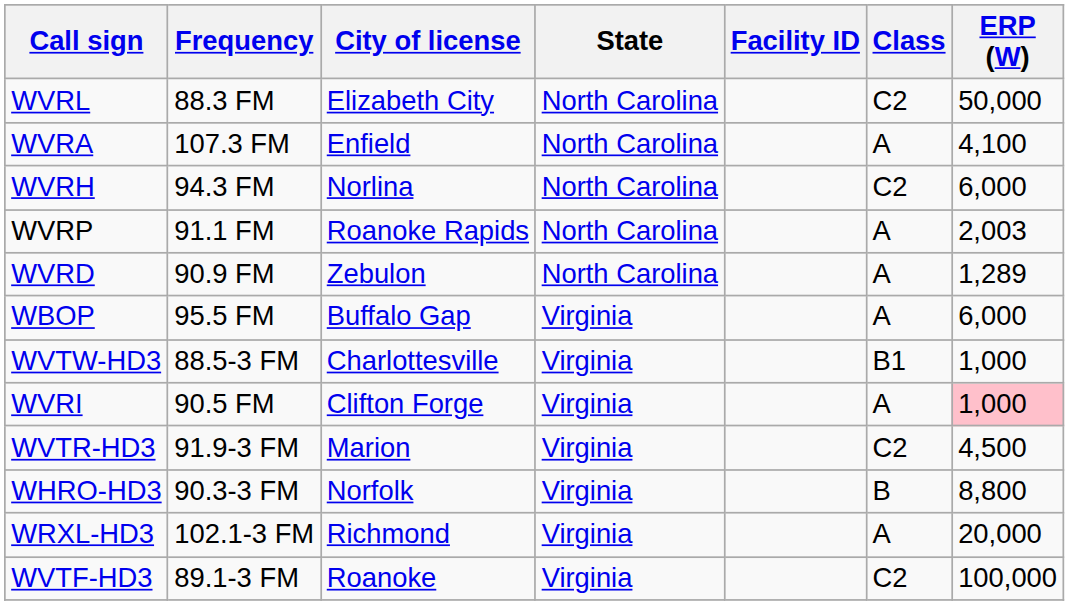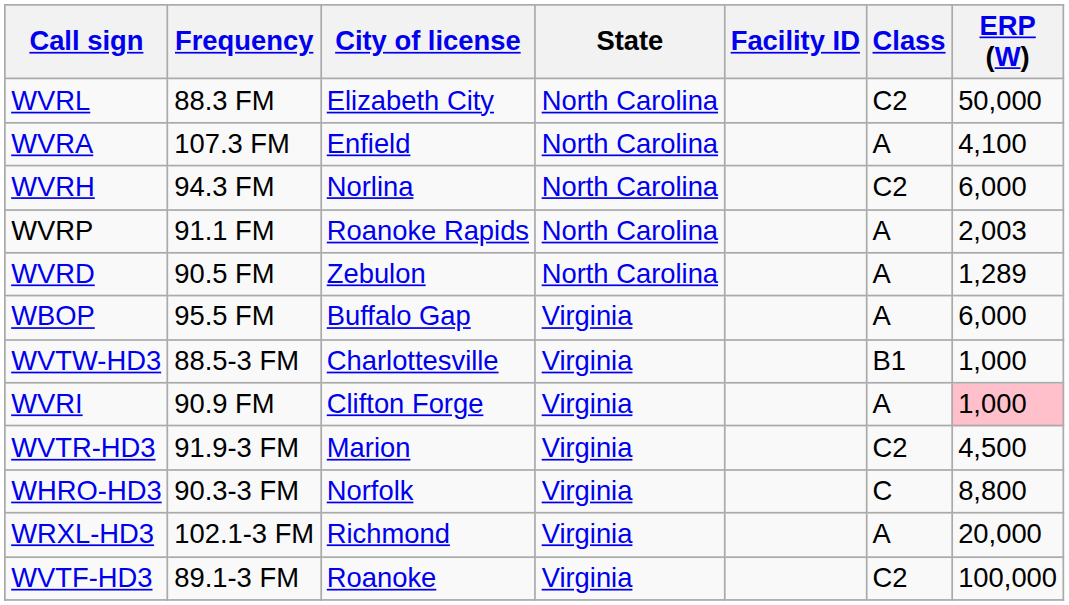(224, 273) 90.9 FM -> (224, 273) 90.5 FM
(224, 404) 90.5 FM -> (224, 404) 90.9 FM
(882, 490) B -> (882, 490) C
